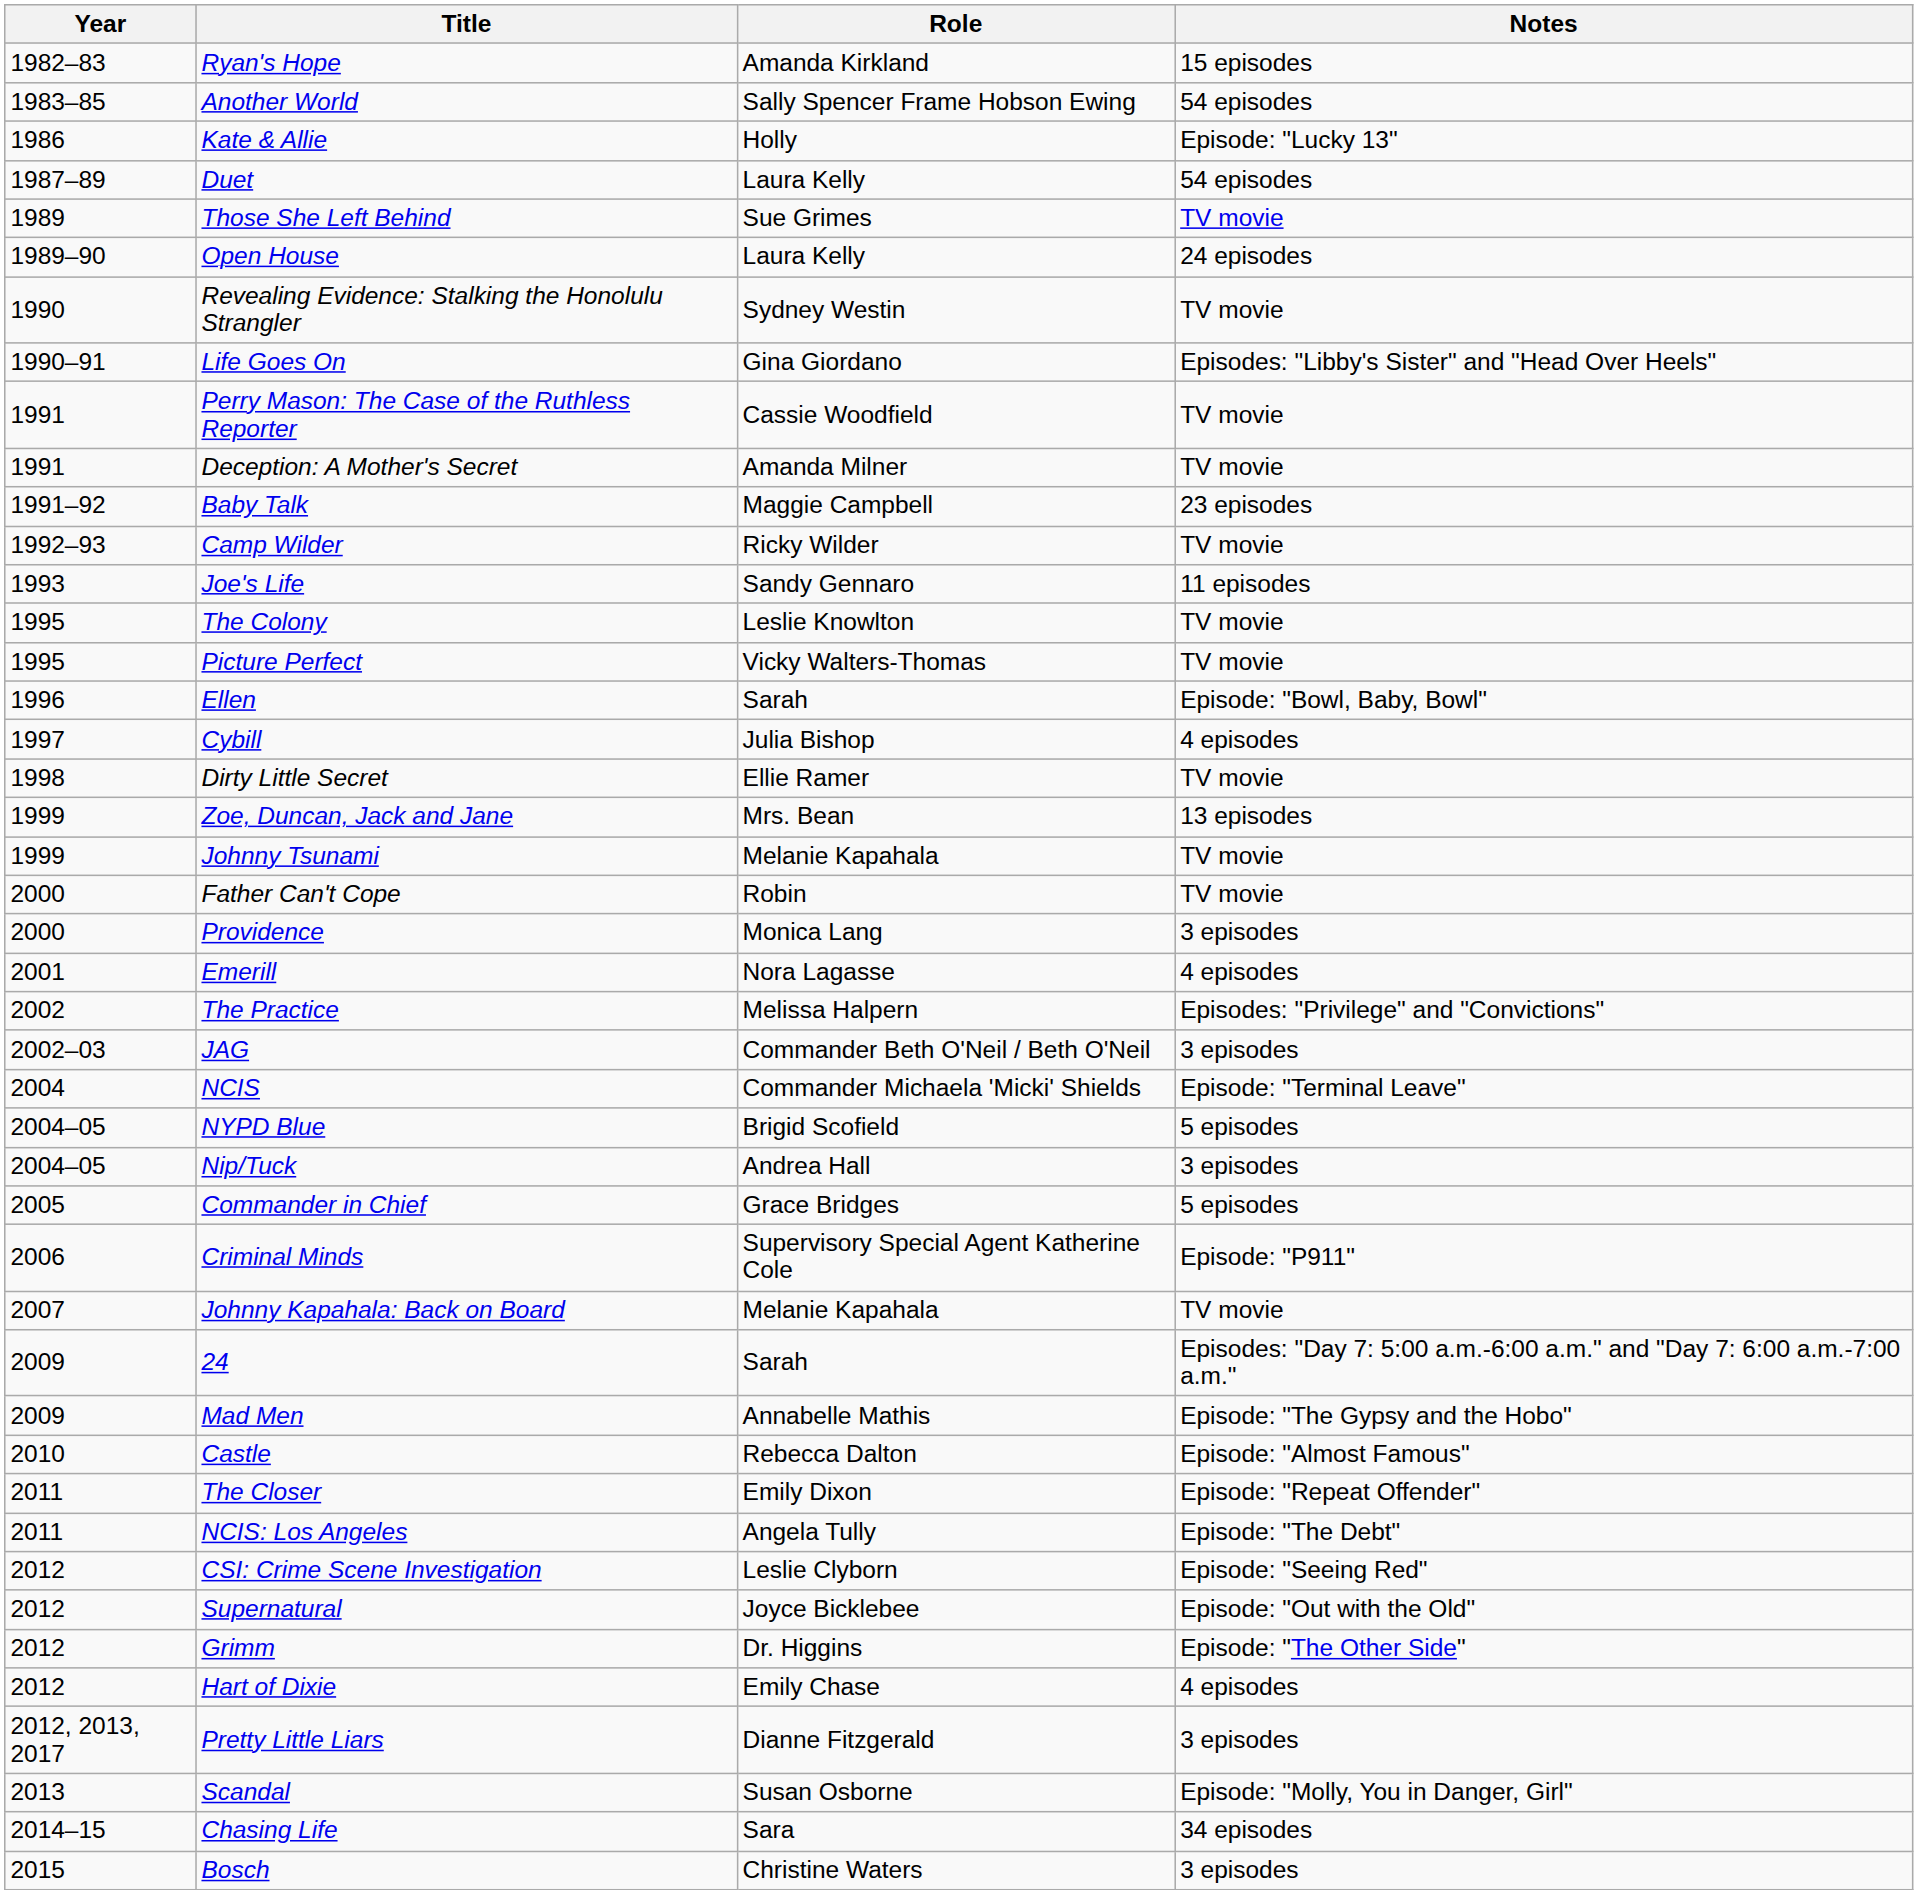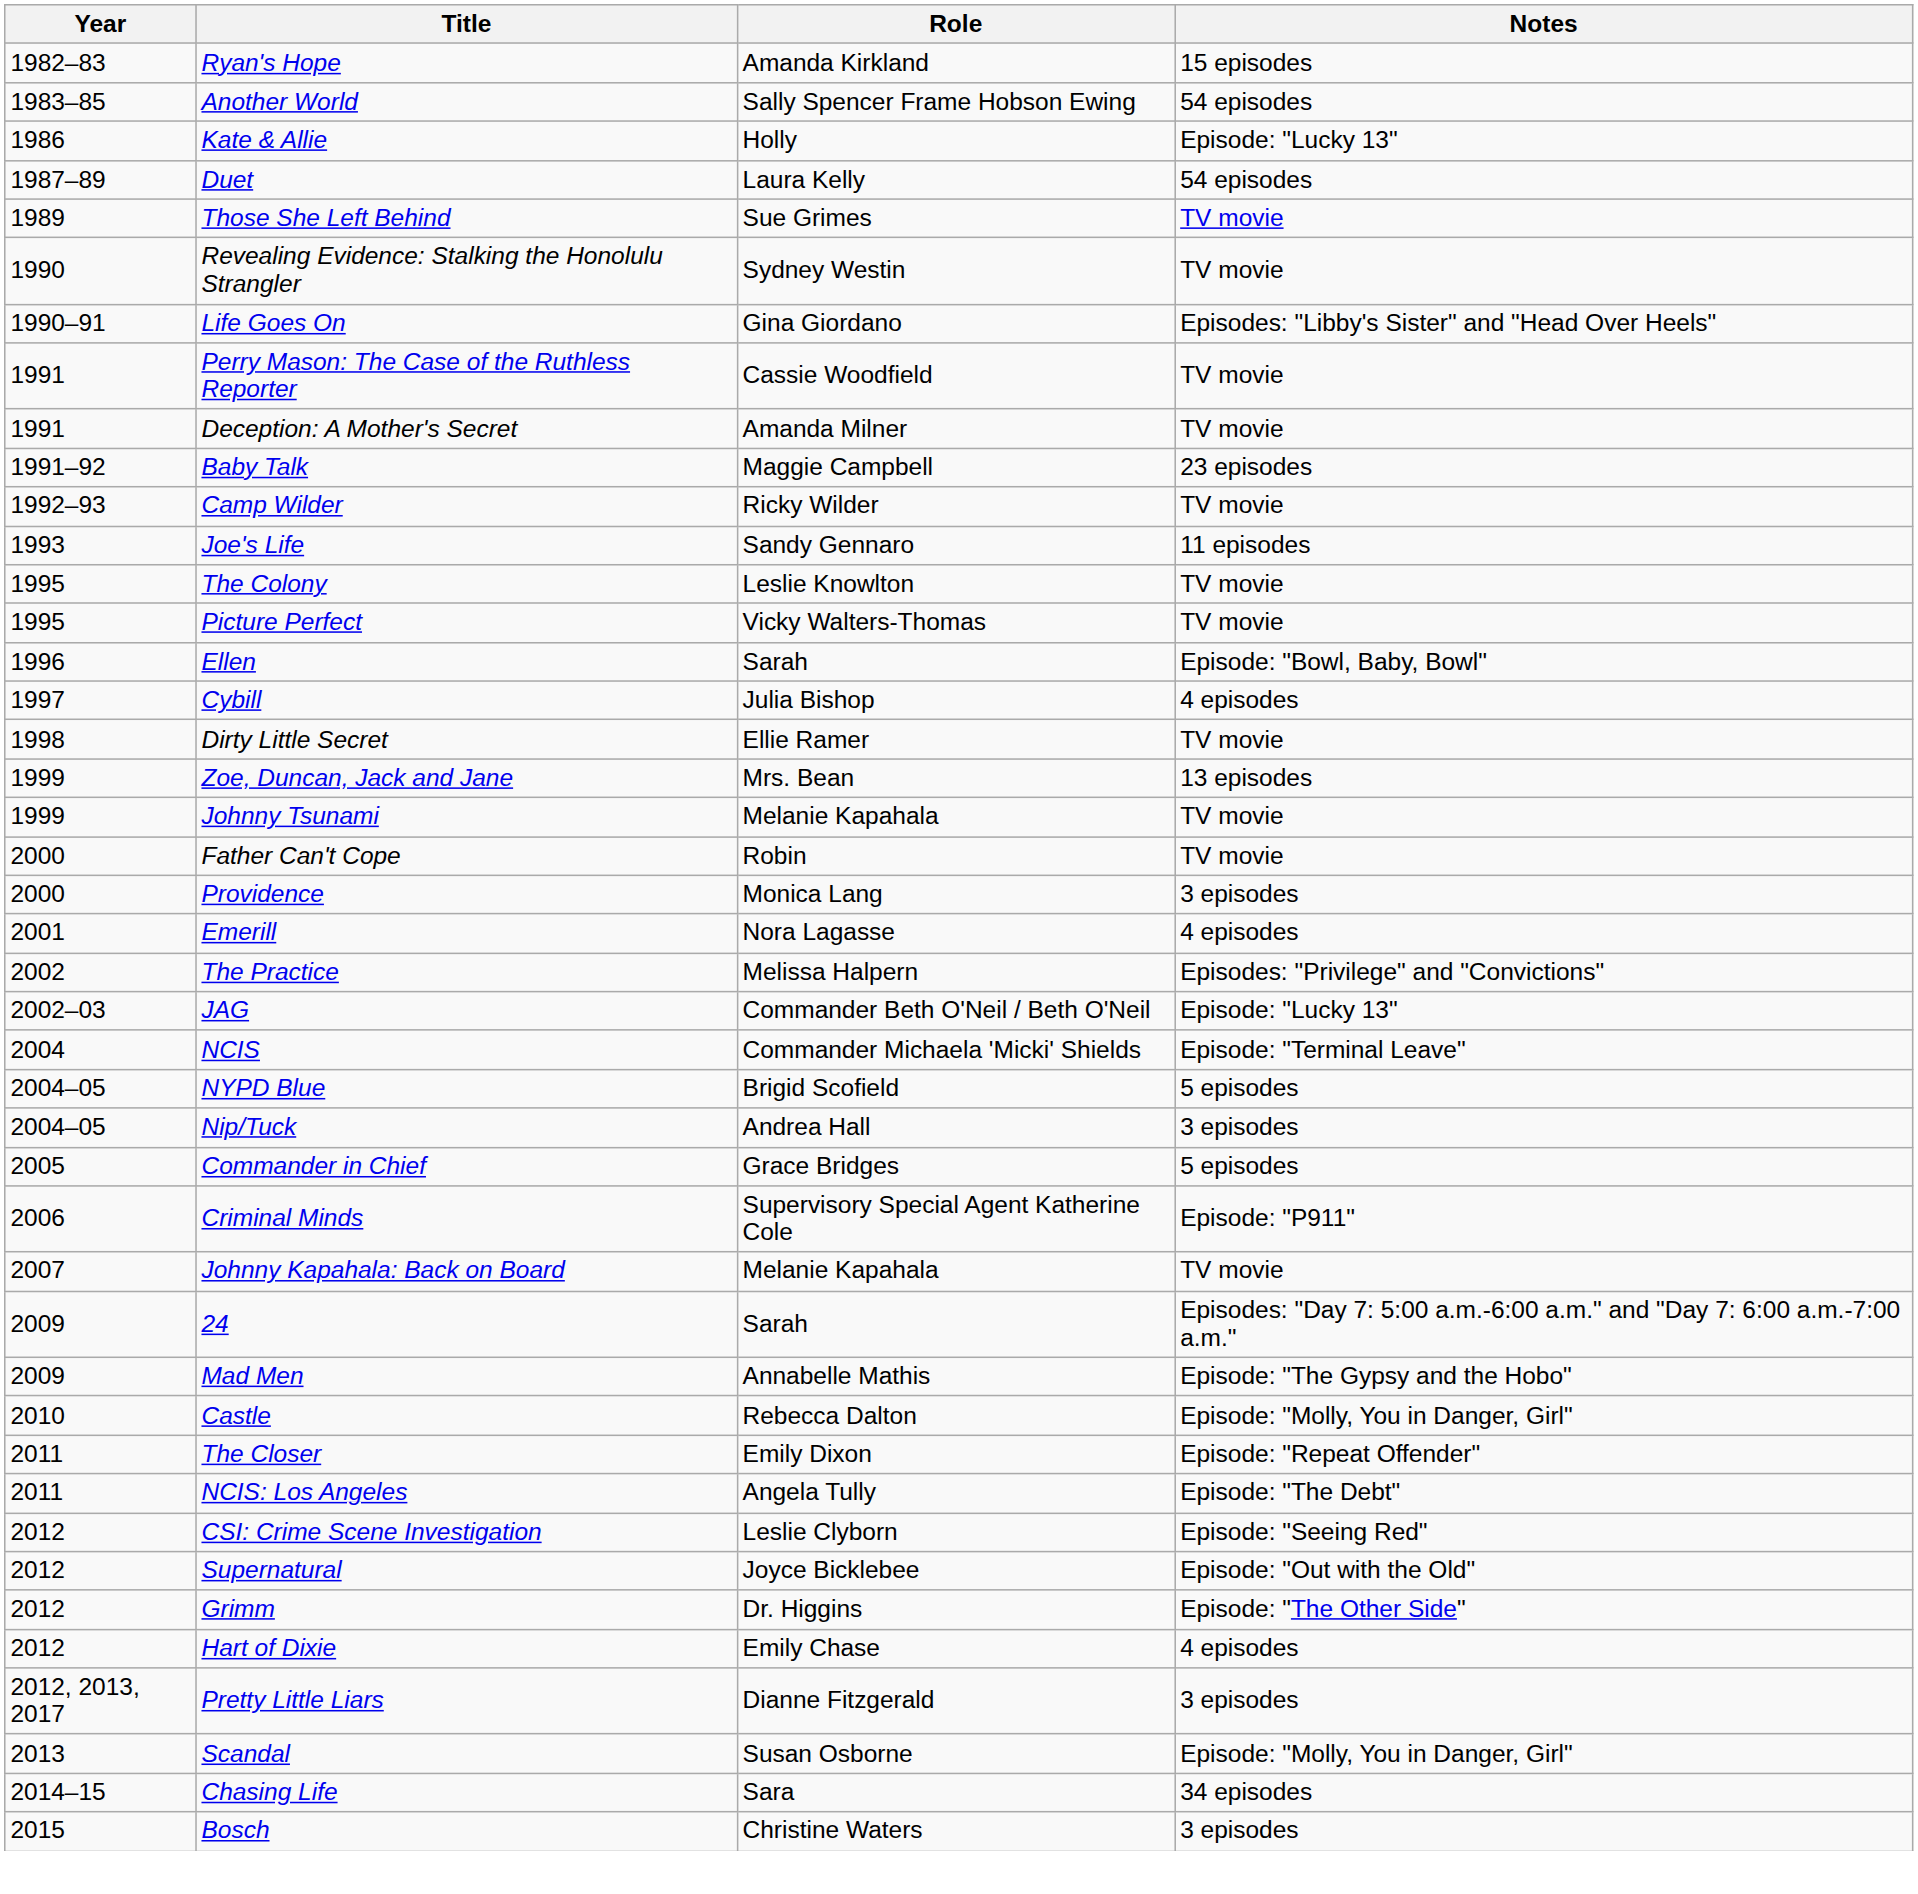- row: (270, 256)
(1239, 1049) 3 episodes -> (1289, 1010) Episode: "Lucky 13"
(1325, 1454) Episode: "Almost Famous" -> (1376, 1415) Episode: "Molly, You in Danger, Girl"
